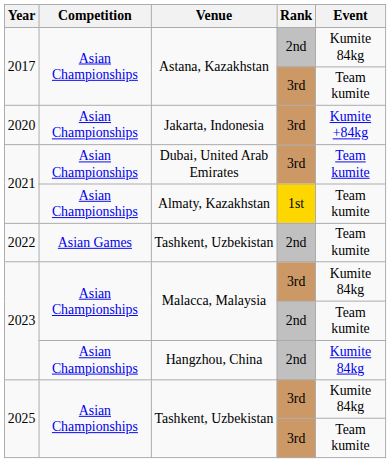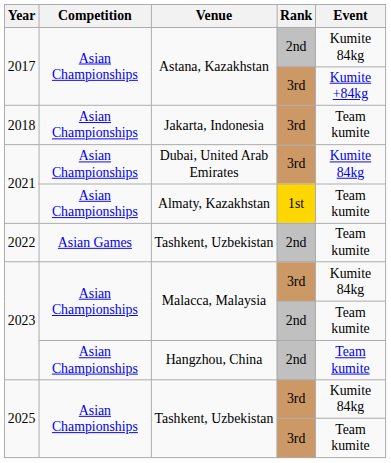(350, 86) Team kumite -> (350, 86) Kumite +84kg
(22, 125) 2020 -> (22, 125) 2018
(350, 125) Kumite +84kg -> (350, 125) Team kumite
(350, 164) Team kumite -> (350, 164) Kumite 84kg
(350, 360) Kumite 84kg -> (350, 360) Team kumite
